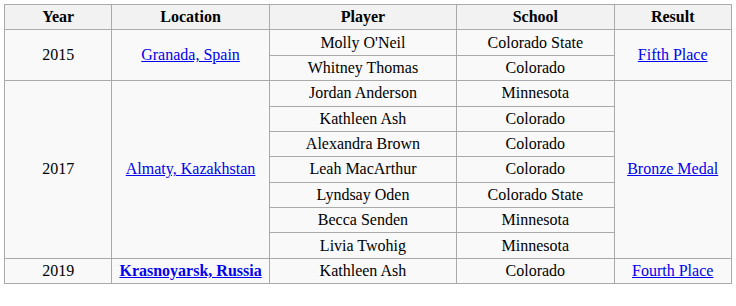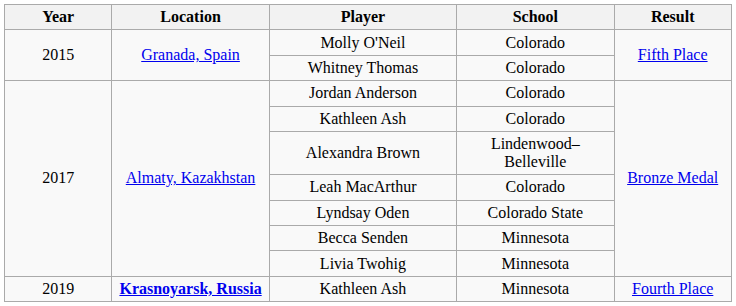(535, 42) Colorado State -> (535, 42) Colorado
(535, 93) Minnesota -> (535, 93) Colorado
(535, 144) Colorado -> (535, 153) Lindenwood–Belleville
(535, 270) Colorado -> (535, 288) Minnesota
